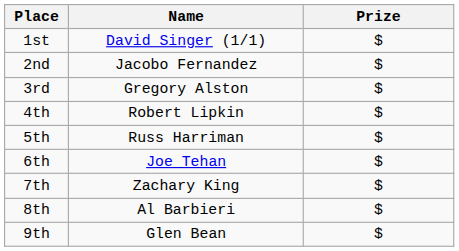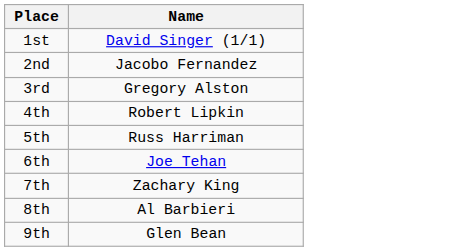- column: (378, 17)
